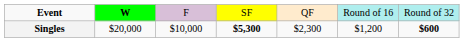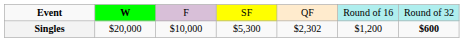(247, 29) bold -> (247, 29) normal
(307, 29) $2,300 -> (307, 29) $2,302
